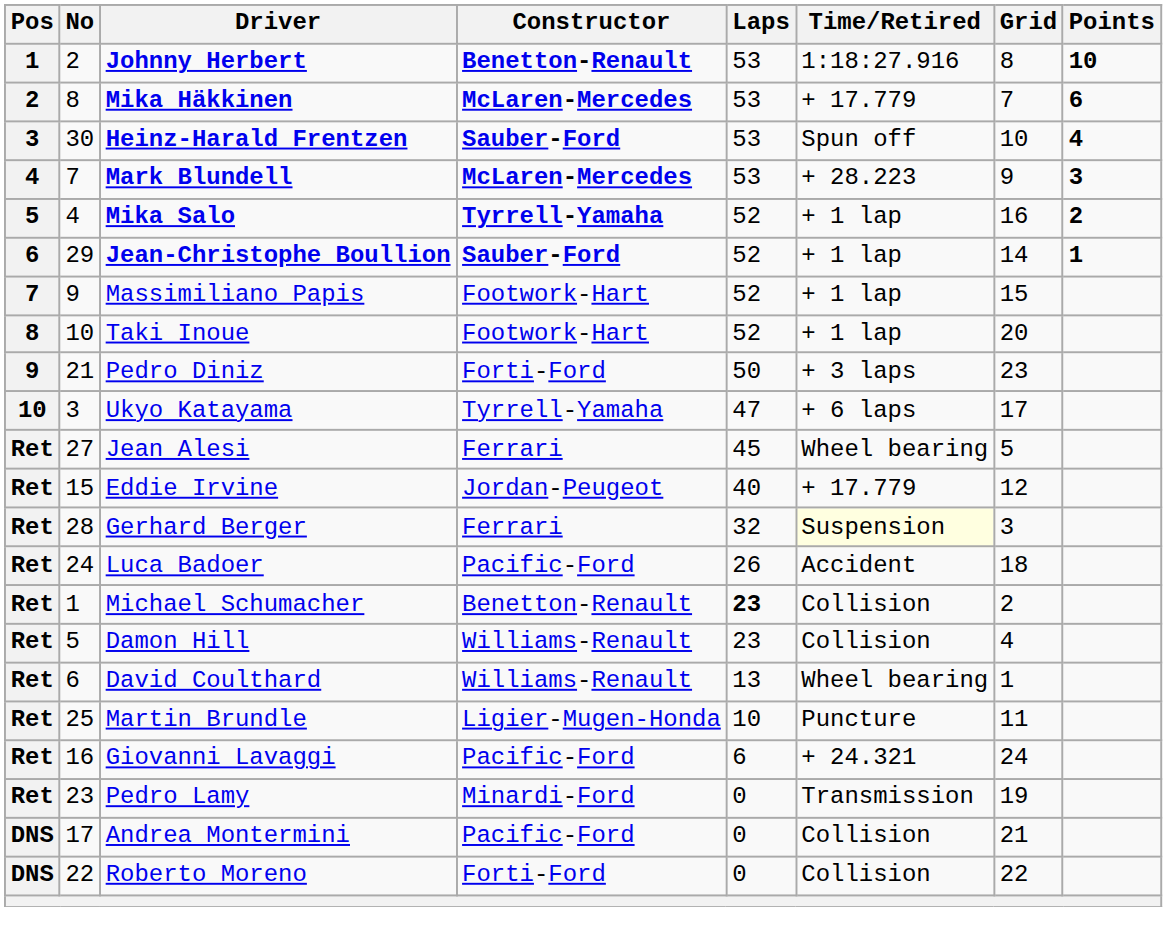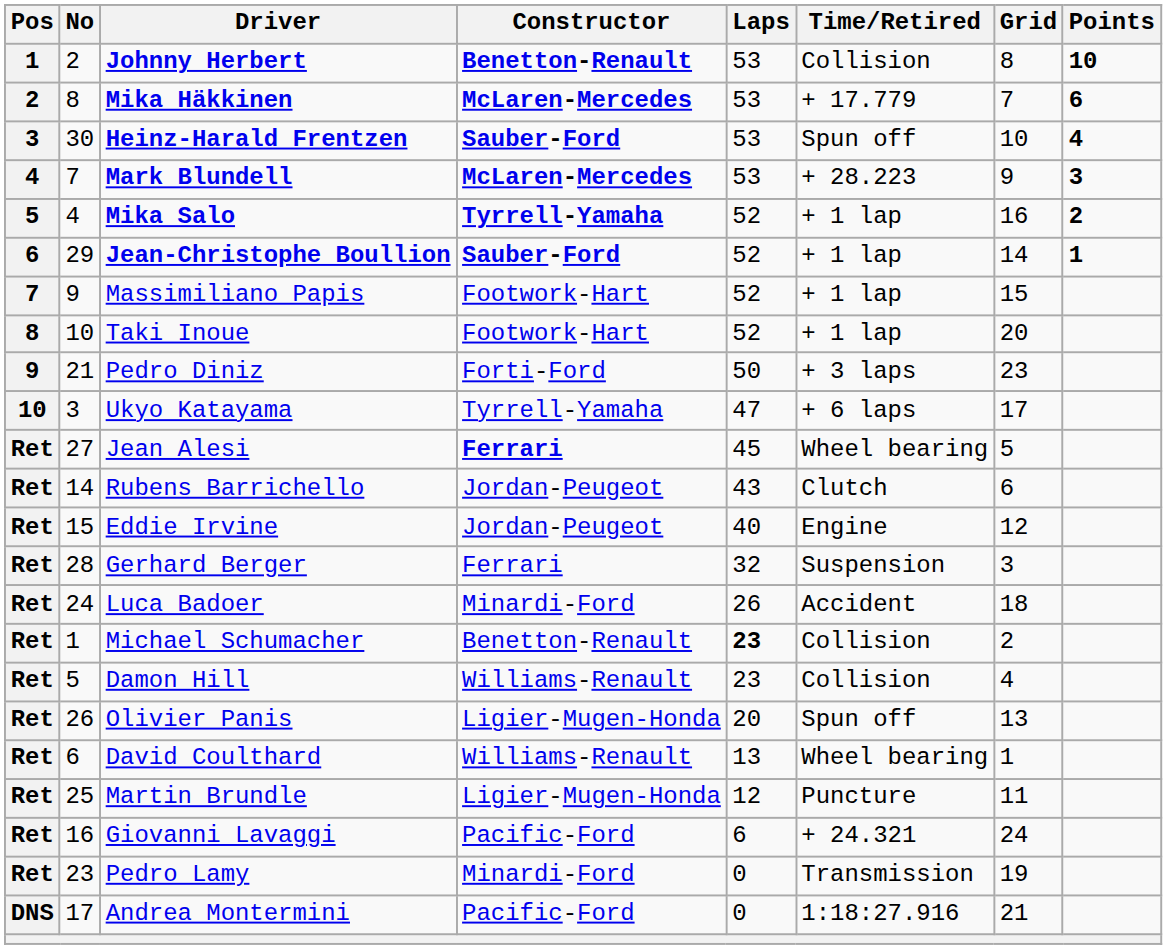(880, 63) 1:18:27.916 -> (866, 63) Collision
(512, 450) normal -> (512, 450) bold
+ row: (235, 489)
(859, 489) + 17.779 -> (844, 527) Engine
(873, 527) lightyellow background -> (873, 566) no background
(548, 566) Pacific-Ford -> (548, 605) Minardi-Ford
+ row: (199, 721)
(747, 721) 10 -> (747, 798) 12
(866, 837) Collision -> (880, 914) 1:18:27.916
- row: (206, 876)
